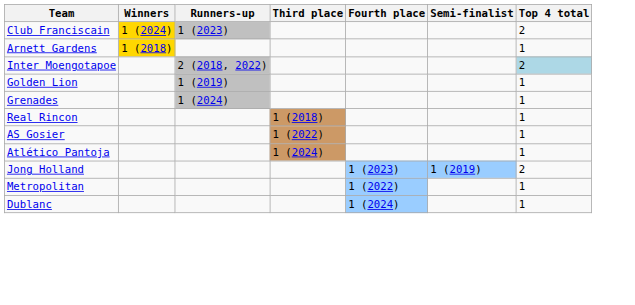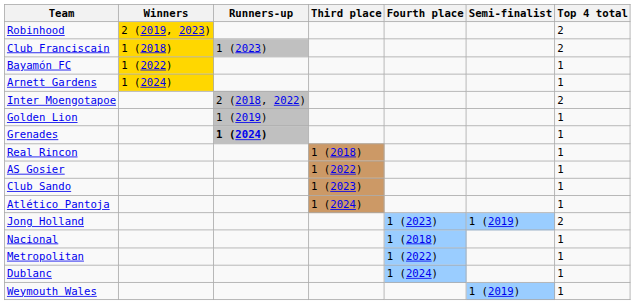+ row: (36, 30)
(147, 30) 1 (2024) -> (147, 48) 1 (2018)
+ row: (39, 65)
(147, 48) 1 (2018) -> (147, 83) 1 (2024)
(522, 65) lightblue background -> (560, 100) no background
(203, 100) normal -> (242, 135) bold
+ row: (39, 187)
+ row: (33, 239)
+ row: (52, 291)
